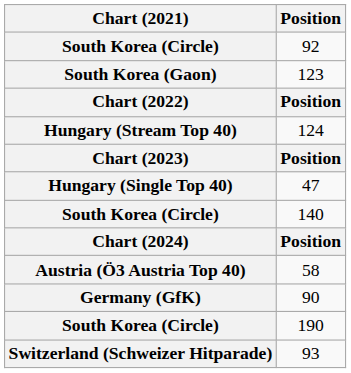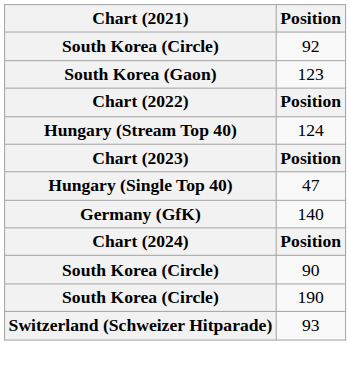(140, 213) South Korea (Circle) -> (140, 213) Germany (GfK)
- row: (311, 269)
(140, 297) Germany (GfK) -> (140, 269) South Korea (Circle)
